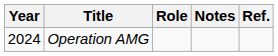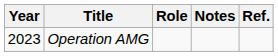(24, 39) 2024 -> (24, 39) 2023
